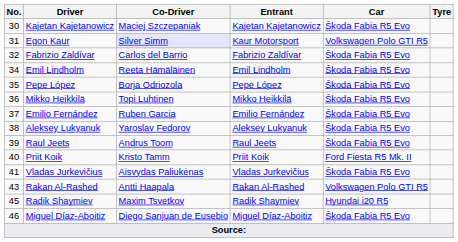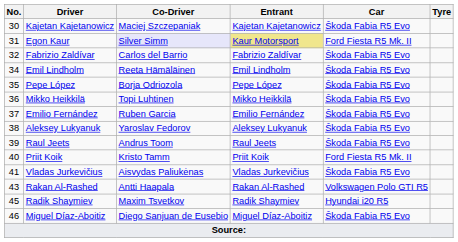(266, 40) no background -> (266, 40) khaki background
(377, 40) Volkswagen Polo GTI R5 -> (368, 40) Ford Fiesta R5 Mk. II
